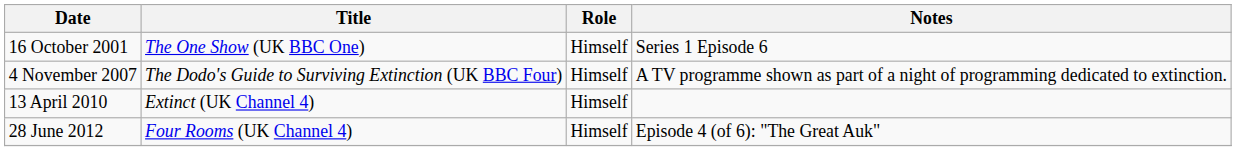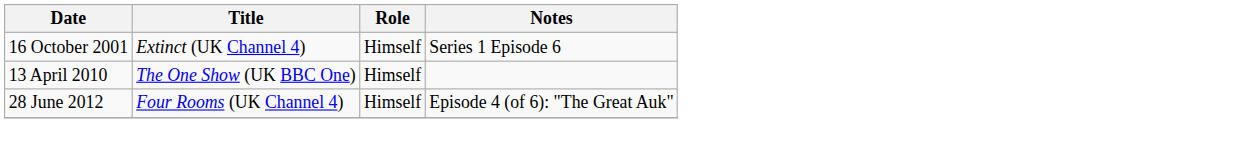(255, 46) The One Show (UK BBC One) -> (221, 46) Extinct (UK Channel 4)
- row: (73, 74)
(230, 103) Extinct (UK Channel 4) -> (246, 74) The One Show (UK BBC One)
